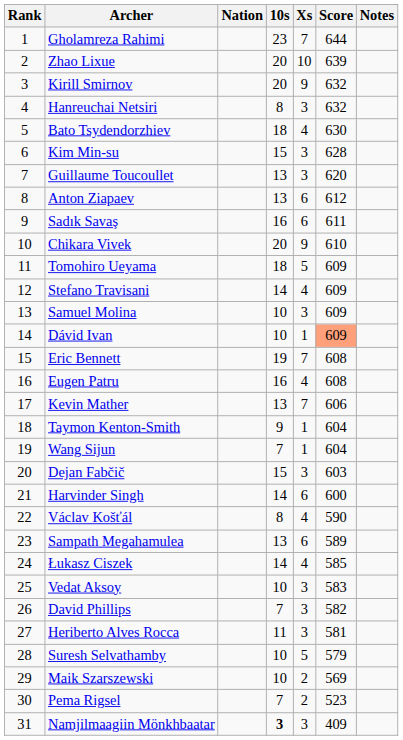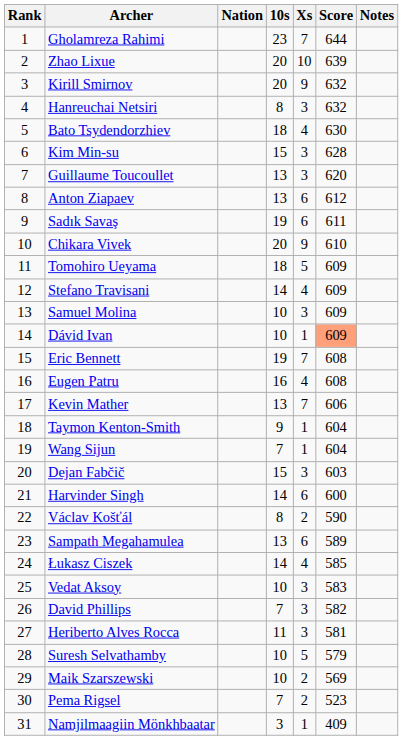(280, 221) 16 -> (280, 221) 19
(304, 518) 4 -> (304, 518) 2
(280, 723) bold -> (280, 723) normal
(304, 723) 3 -> (304, 723) 1
